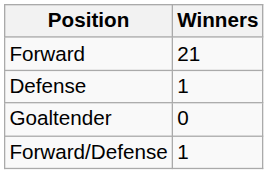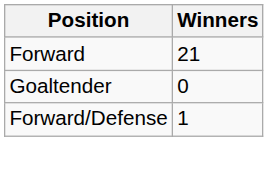- row: (48, 86)
